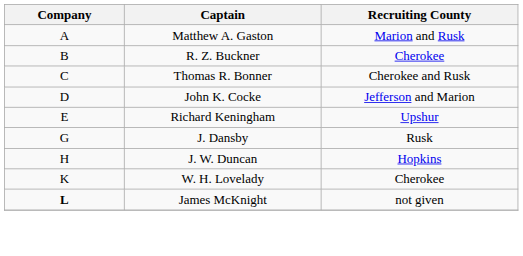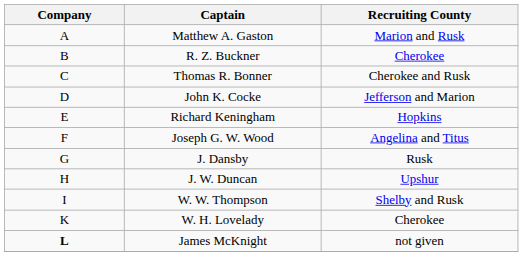(419, 117) Upshur -> (419, 117) Hopkins
+ row: (223, 138)
(419, 158) Hopkins -> (419, 179) Upshur
+ row: (223, 199)
